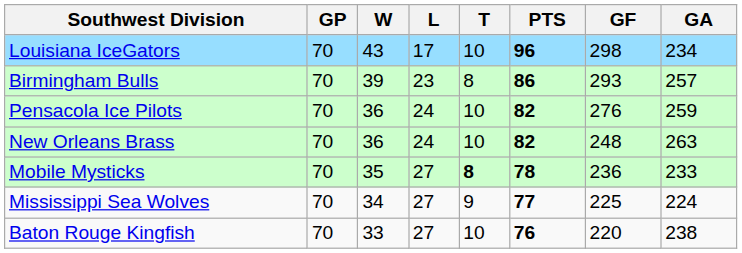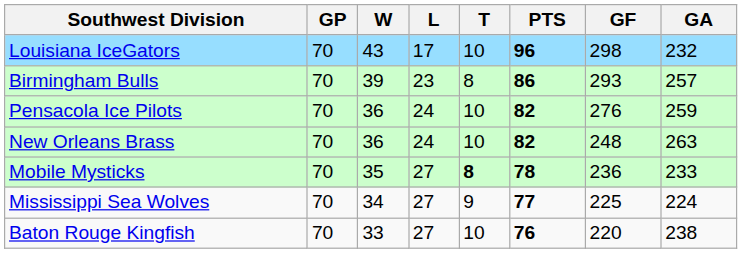(681, 50) 234 -> (681, 50) 232
